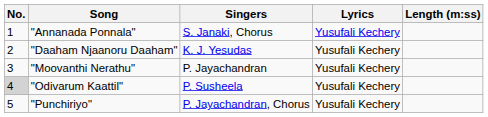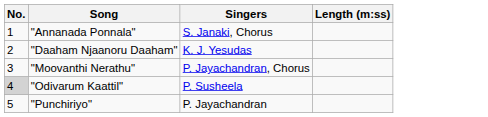- column: (358, 14)
(225, 68) P. Jayachandran -> (246, 68) P. Jayachandran, Chorus
(246, 104) P. Jayachandran, Chorus -> (225, 104) P. Jayachandran
